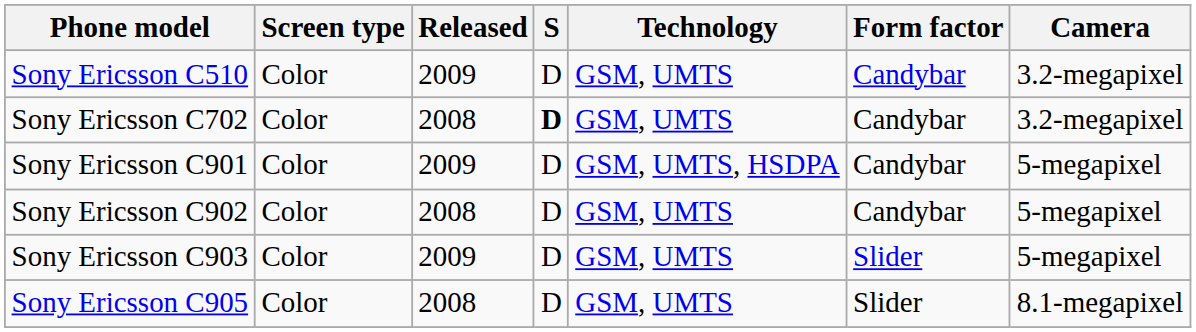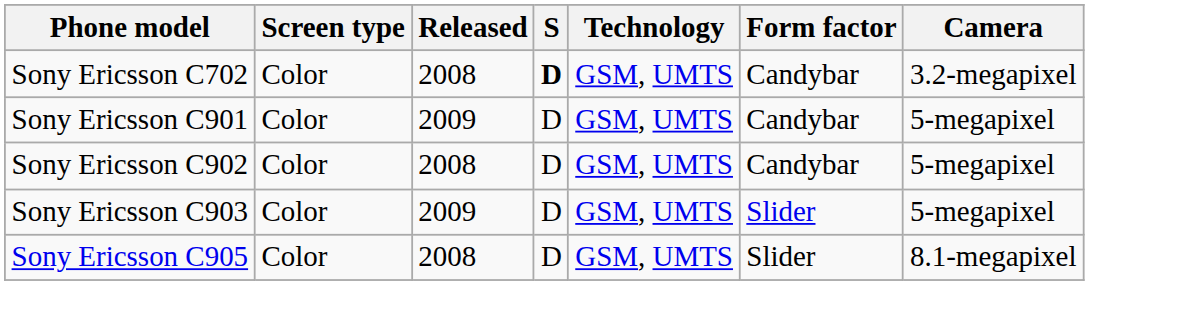- row: (130, 73)
(708, 165) GSM, UMTS, HSDPA -> (654, 119) GSM, UMTS
